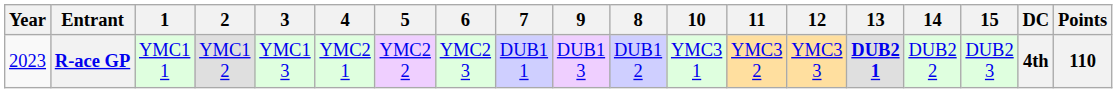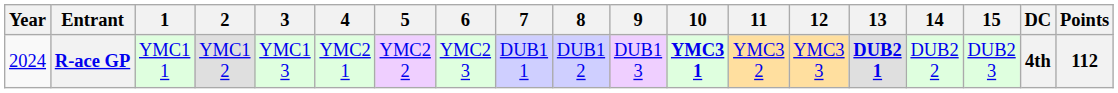columns swapped: (638, 19) <-> (581, 19)
(28, 60) 2023 -> (28, 60) 2024
(697, 60) normal -> (698, 60) bold
(1083, 60) 110 -> (1085, 60) 112
